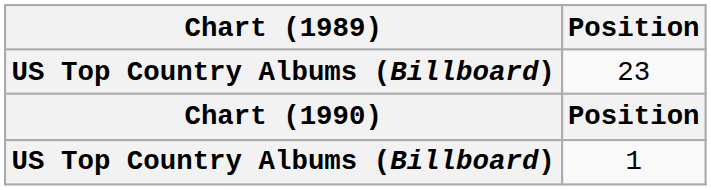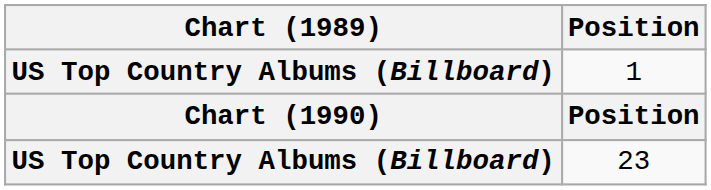rows swapped: (634, 162) <-> (634, 72)
